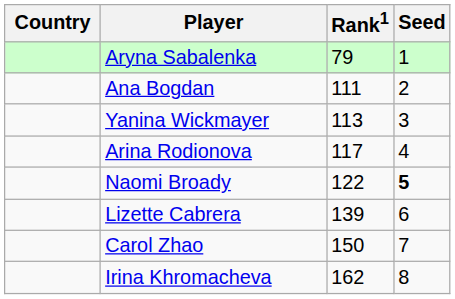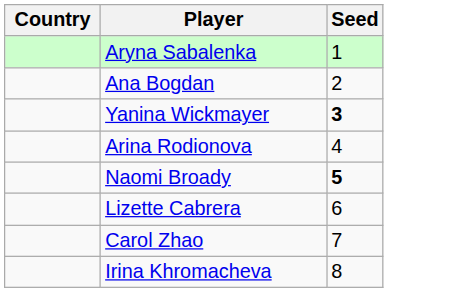- column: (360, 22)
(404, 119) normal -> (337, 114) bold
